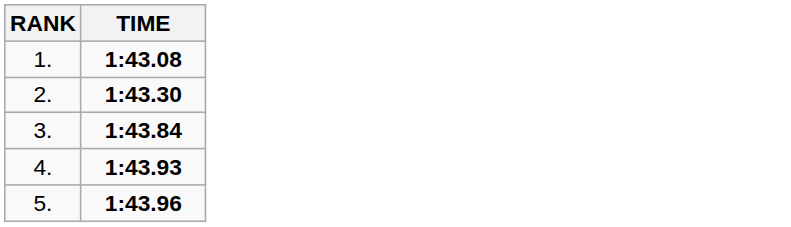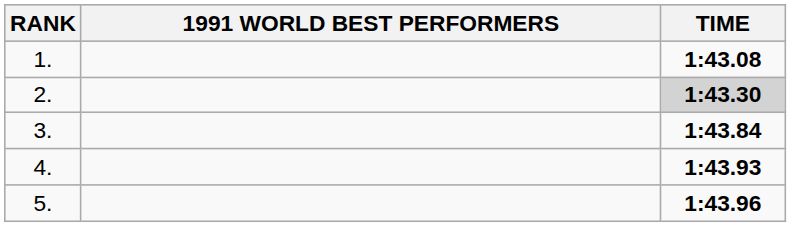+ column: (371, 23)
(143, 95) no background -> (723, 95) lightgrey background
